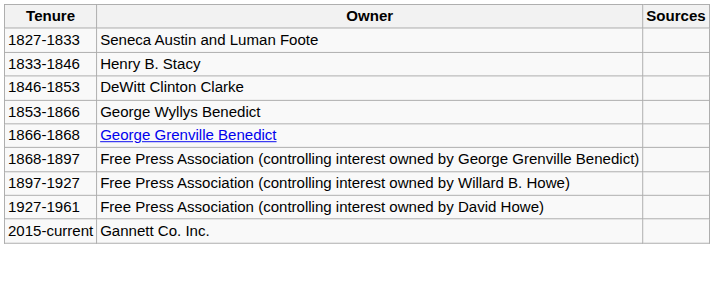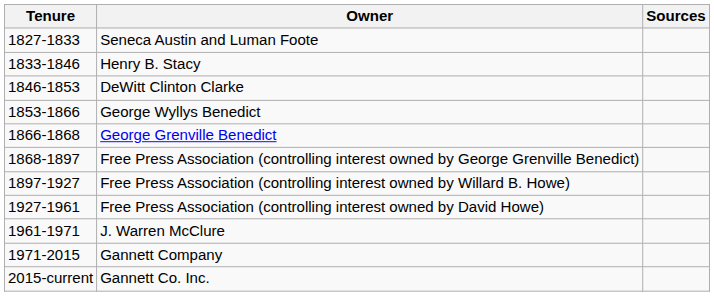+ row: (163, 231)
+ row: (161, 254)
